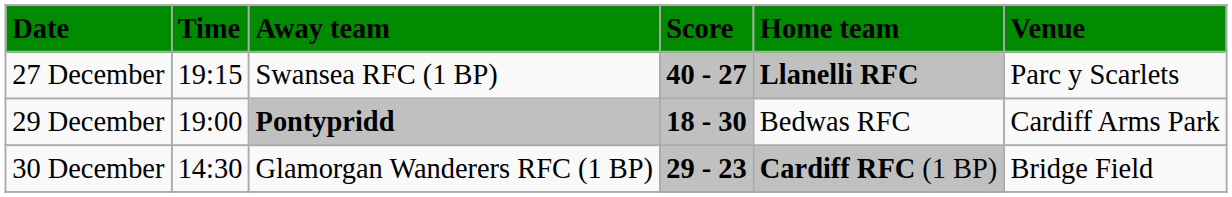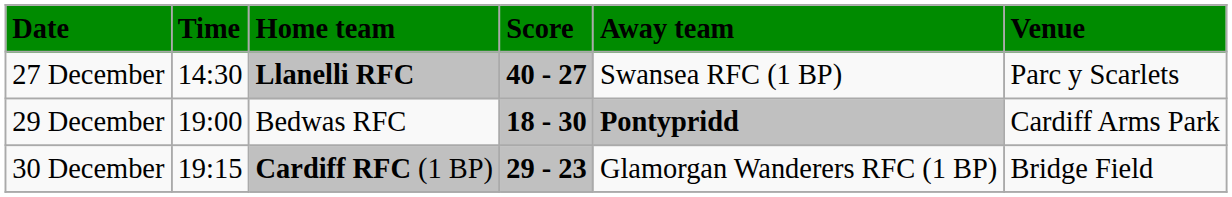columns swapped: (830, 27) <-> (323, 27)
(210, 74) 19:15 -> (210, 74) 14:30
(210, 168) 14:30 -> (210, 168) 19:15
